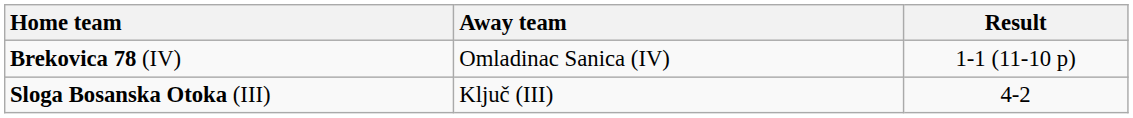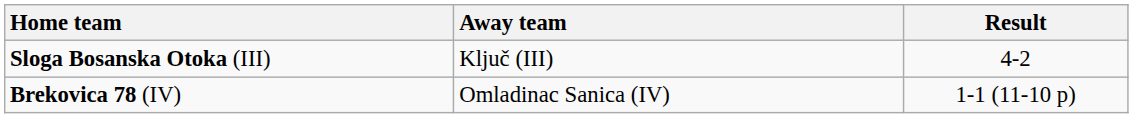rows swapped: (140, 94) <-> (96, 58)
